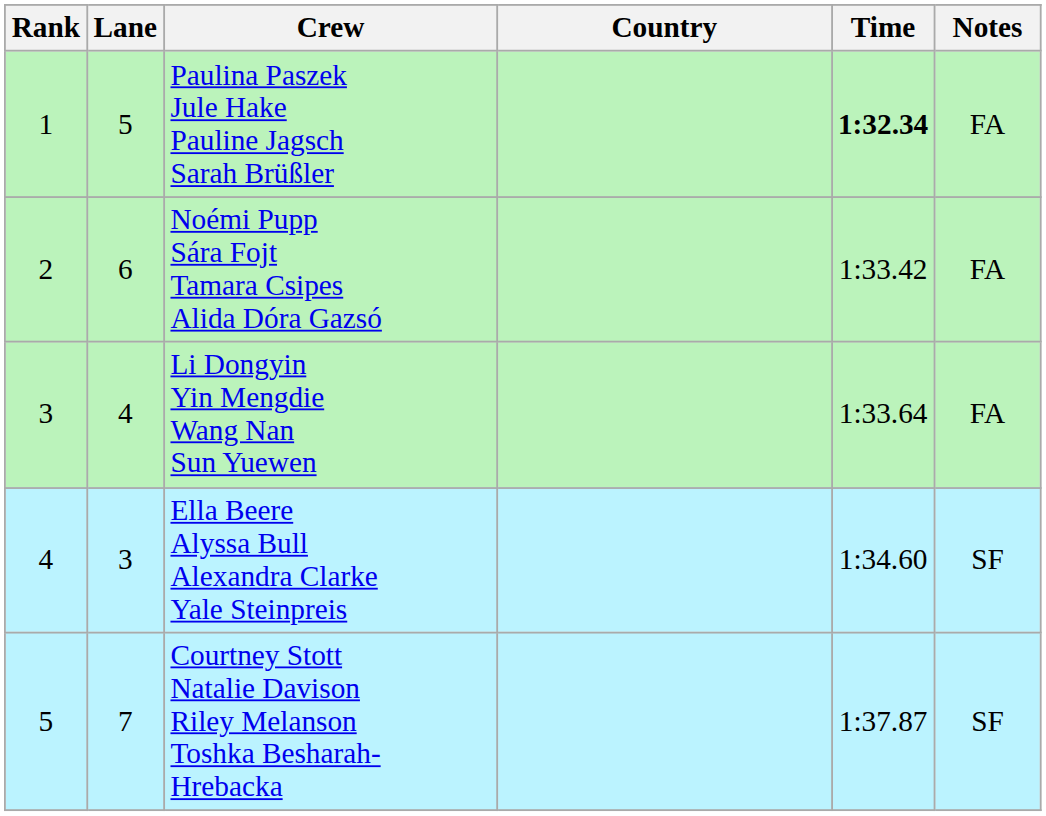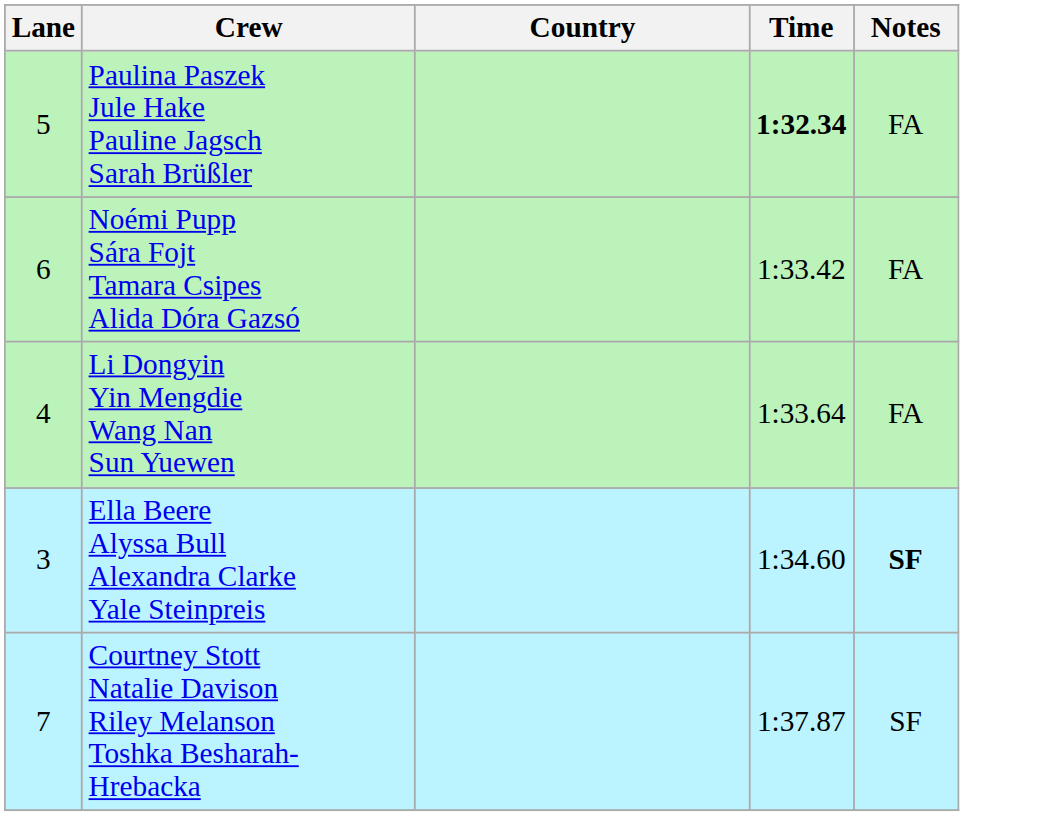- column: (46, 27)
(987, 559) normal -> (906, 559) bold
